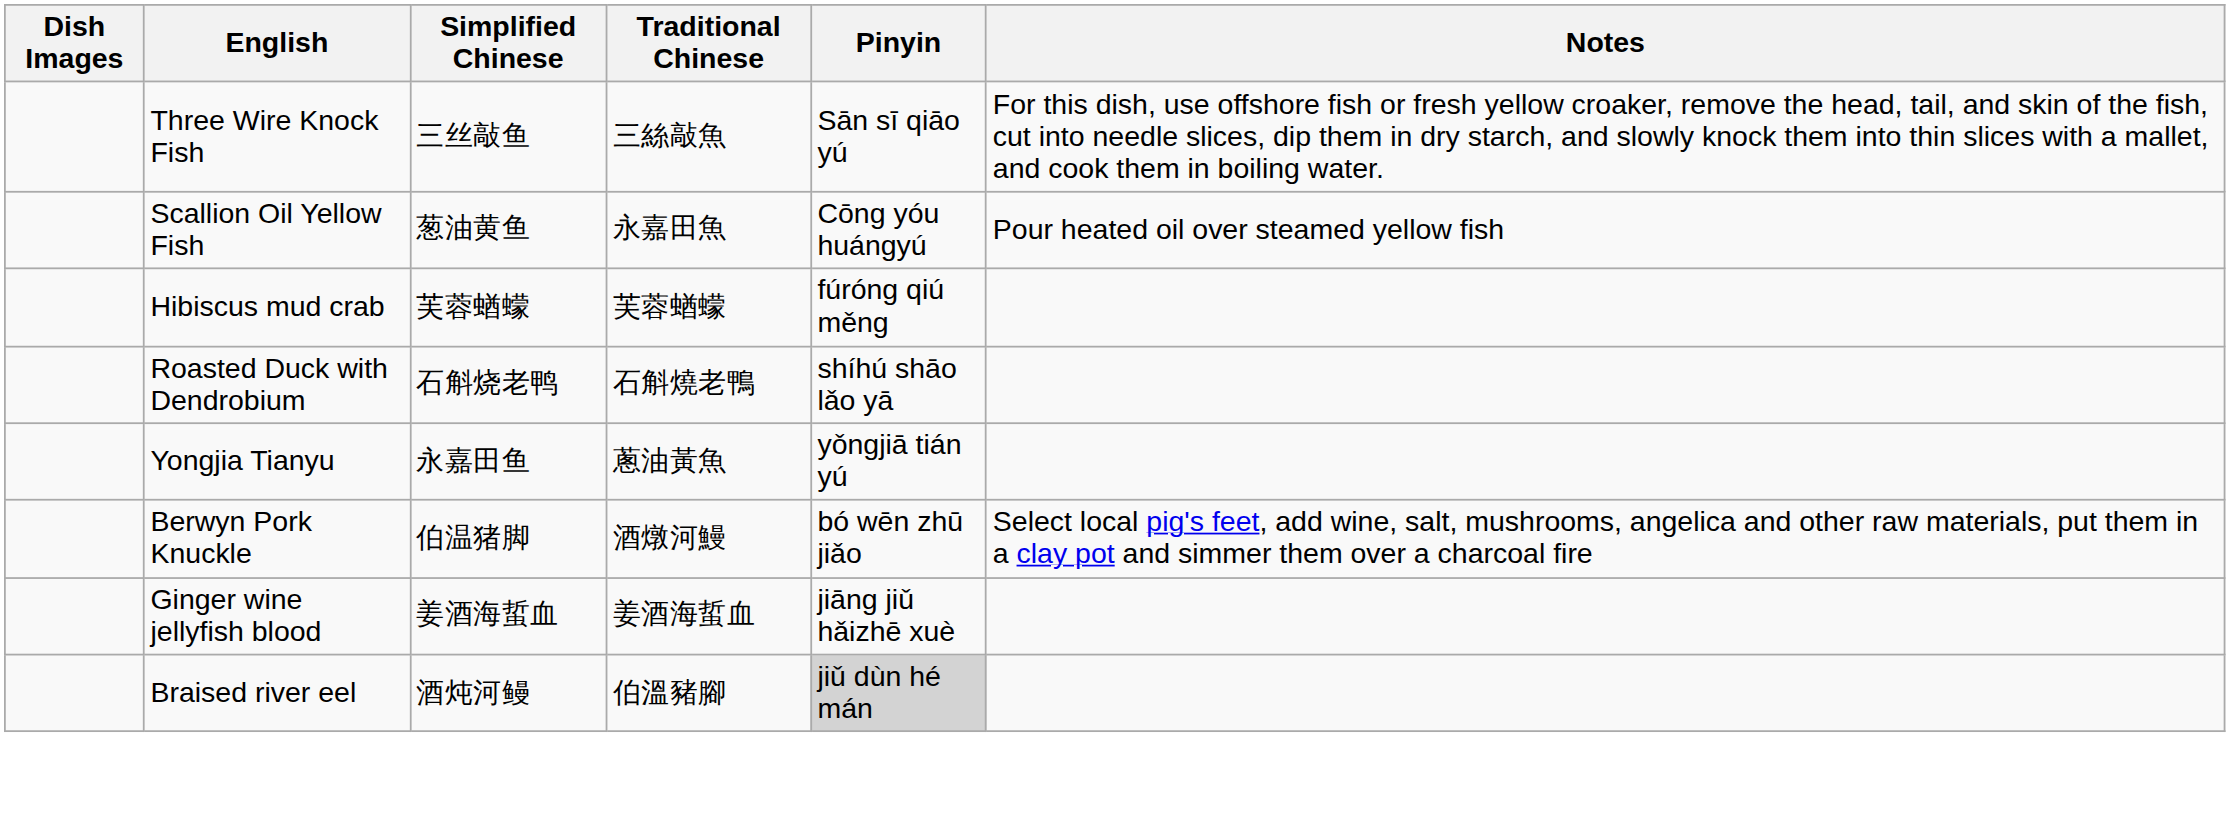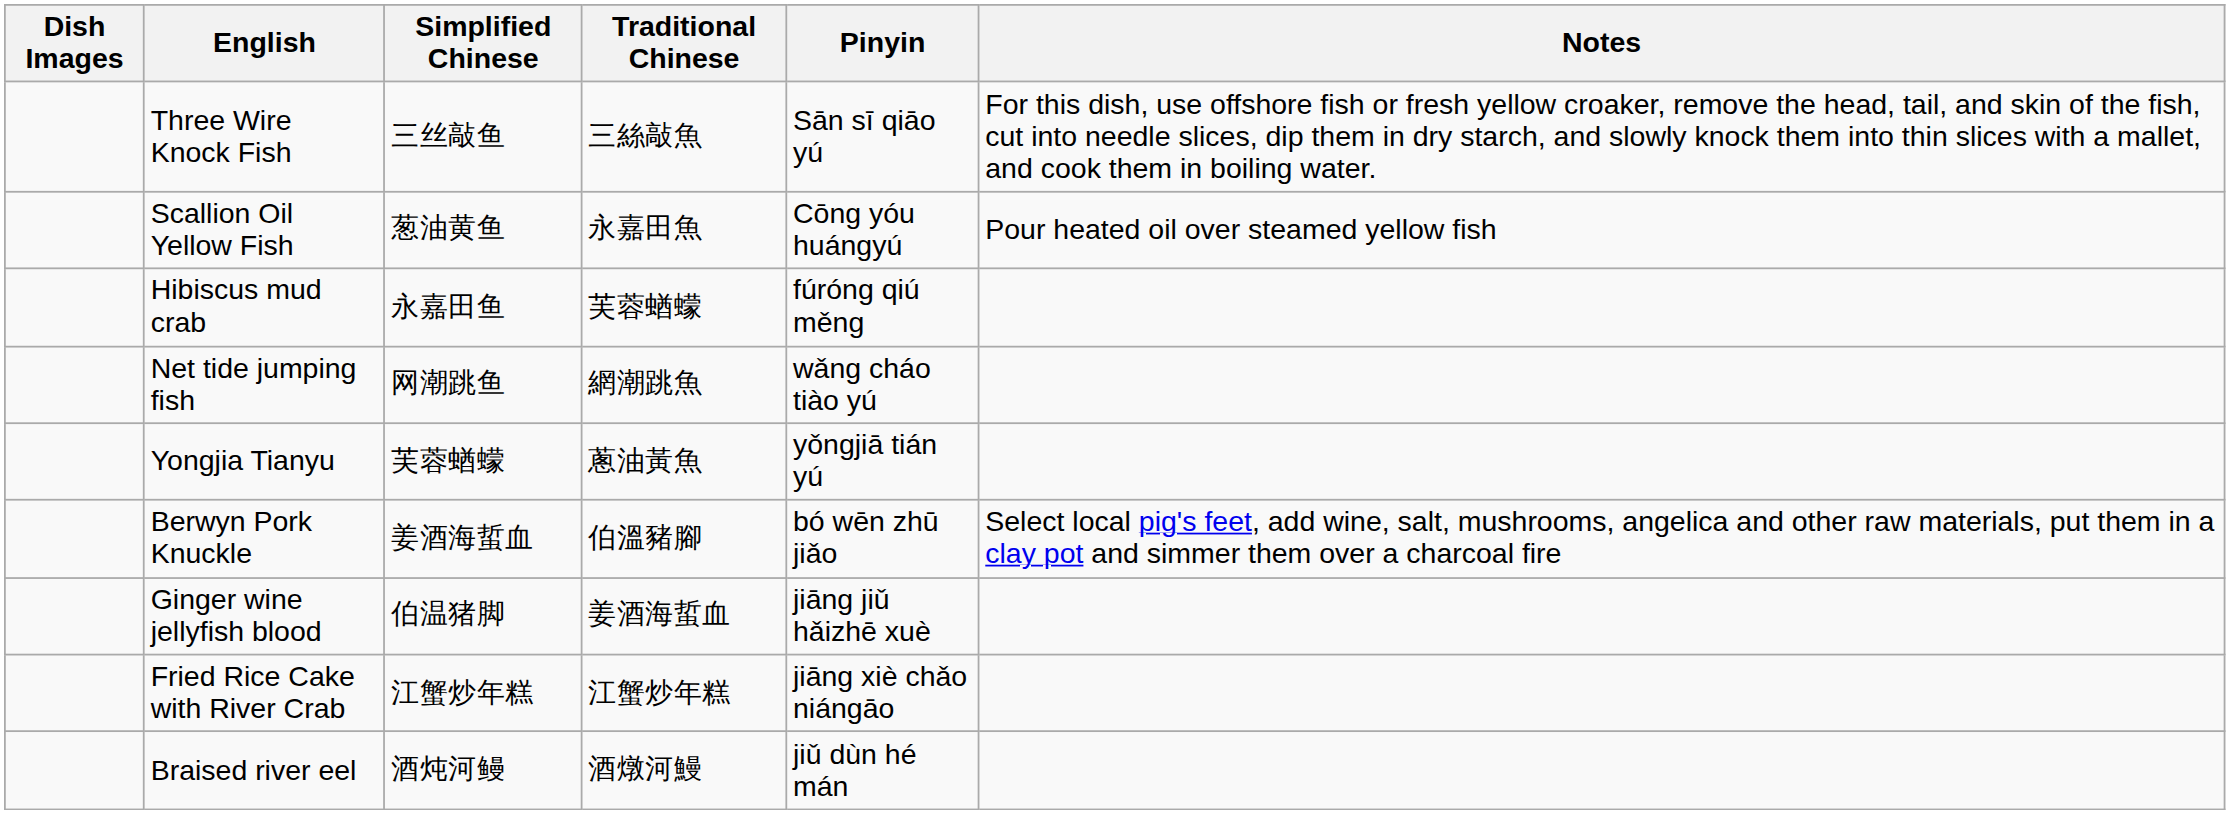(473, 305) 芙蓉蝤蠓 -> (448, 305) 永嘉田鱼
- row: (269, 383)
+ row: (254, 383)
(473, 460) 永嘉田鱼 -> (448, 460) 芙蓉蝤蠓
(473, 537) 伯温猪脚 -> (463, 537) 姜酒海蜇血
(670, 537) 酒燉河鰻 -> (645, 537) 伯溫豬腳
(488, 614) 姜酒海蜇血 -> (448, 614) 伯温猪脚
+ row: (253, 692)
(670, 691) 伯溫豬腳 -> (645, 769) 酒燉河鰻
(879, 692) lightgrey background -> (855, 770) no background
